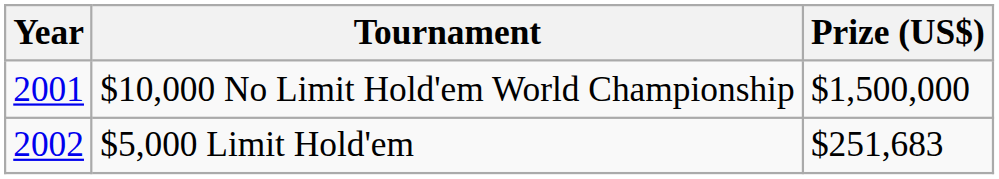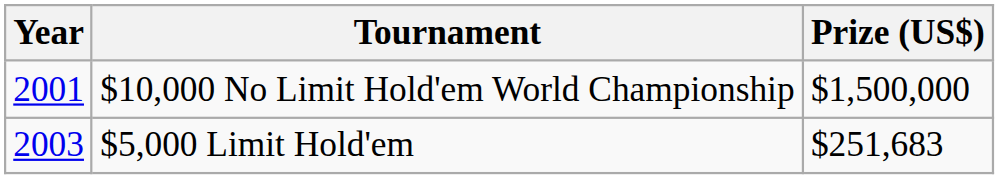(49, 144) 2002 -> (49, 144) 2003
